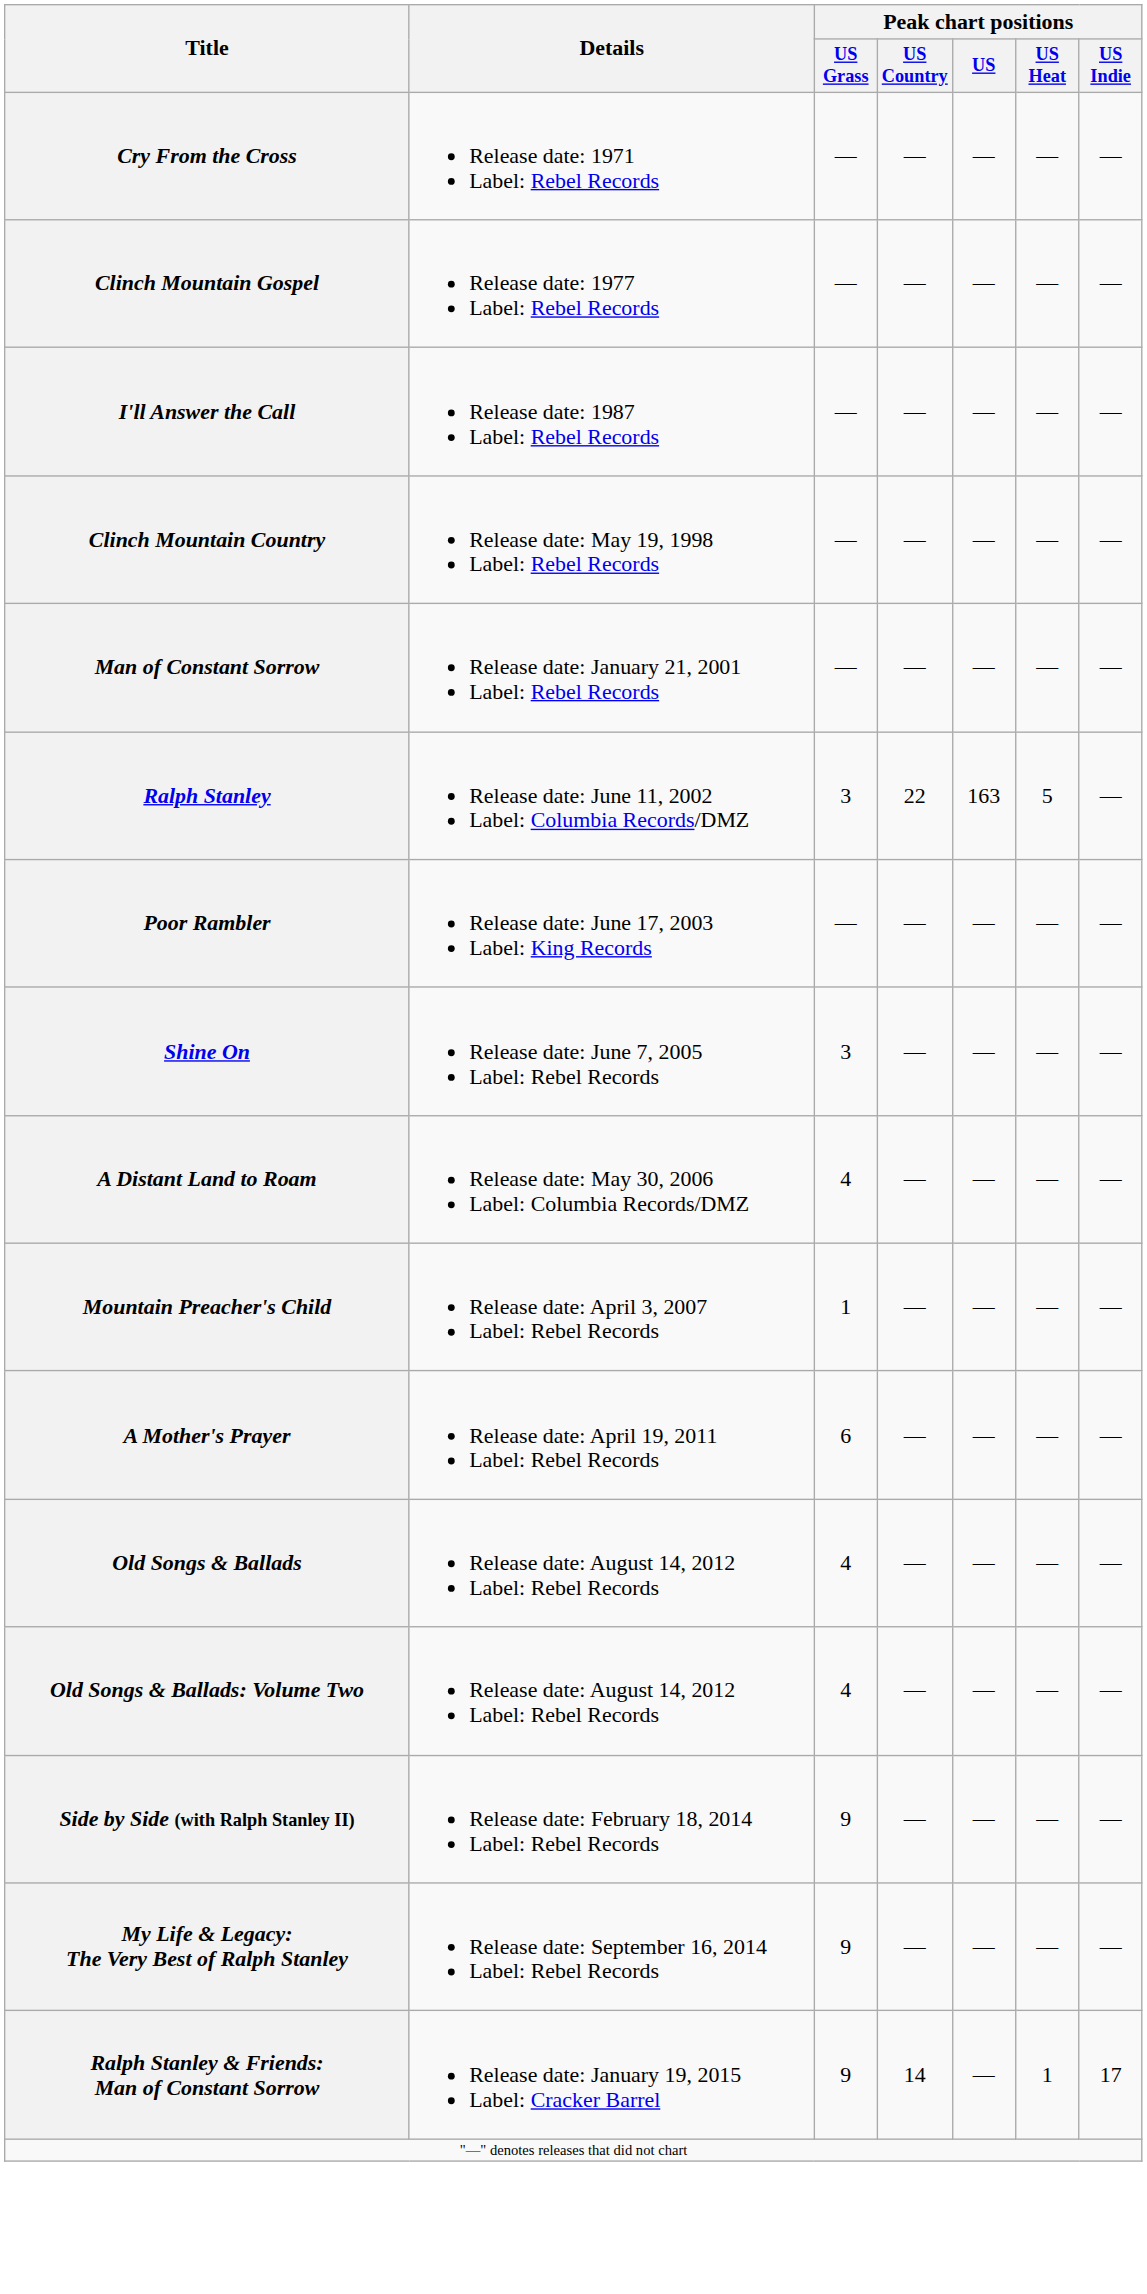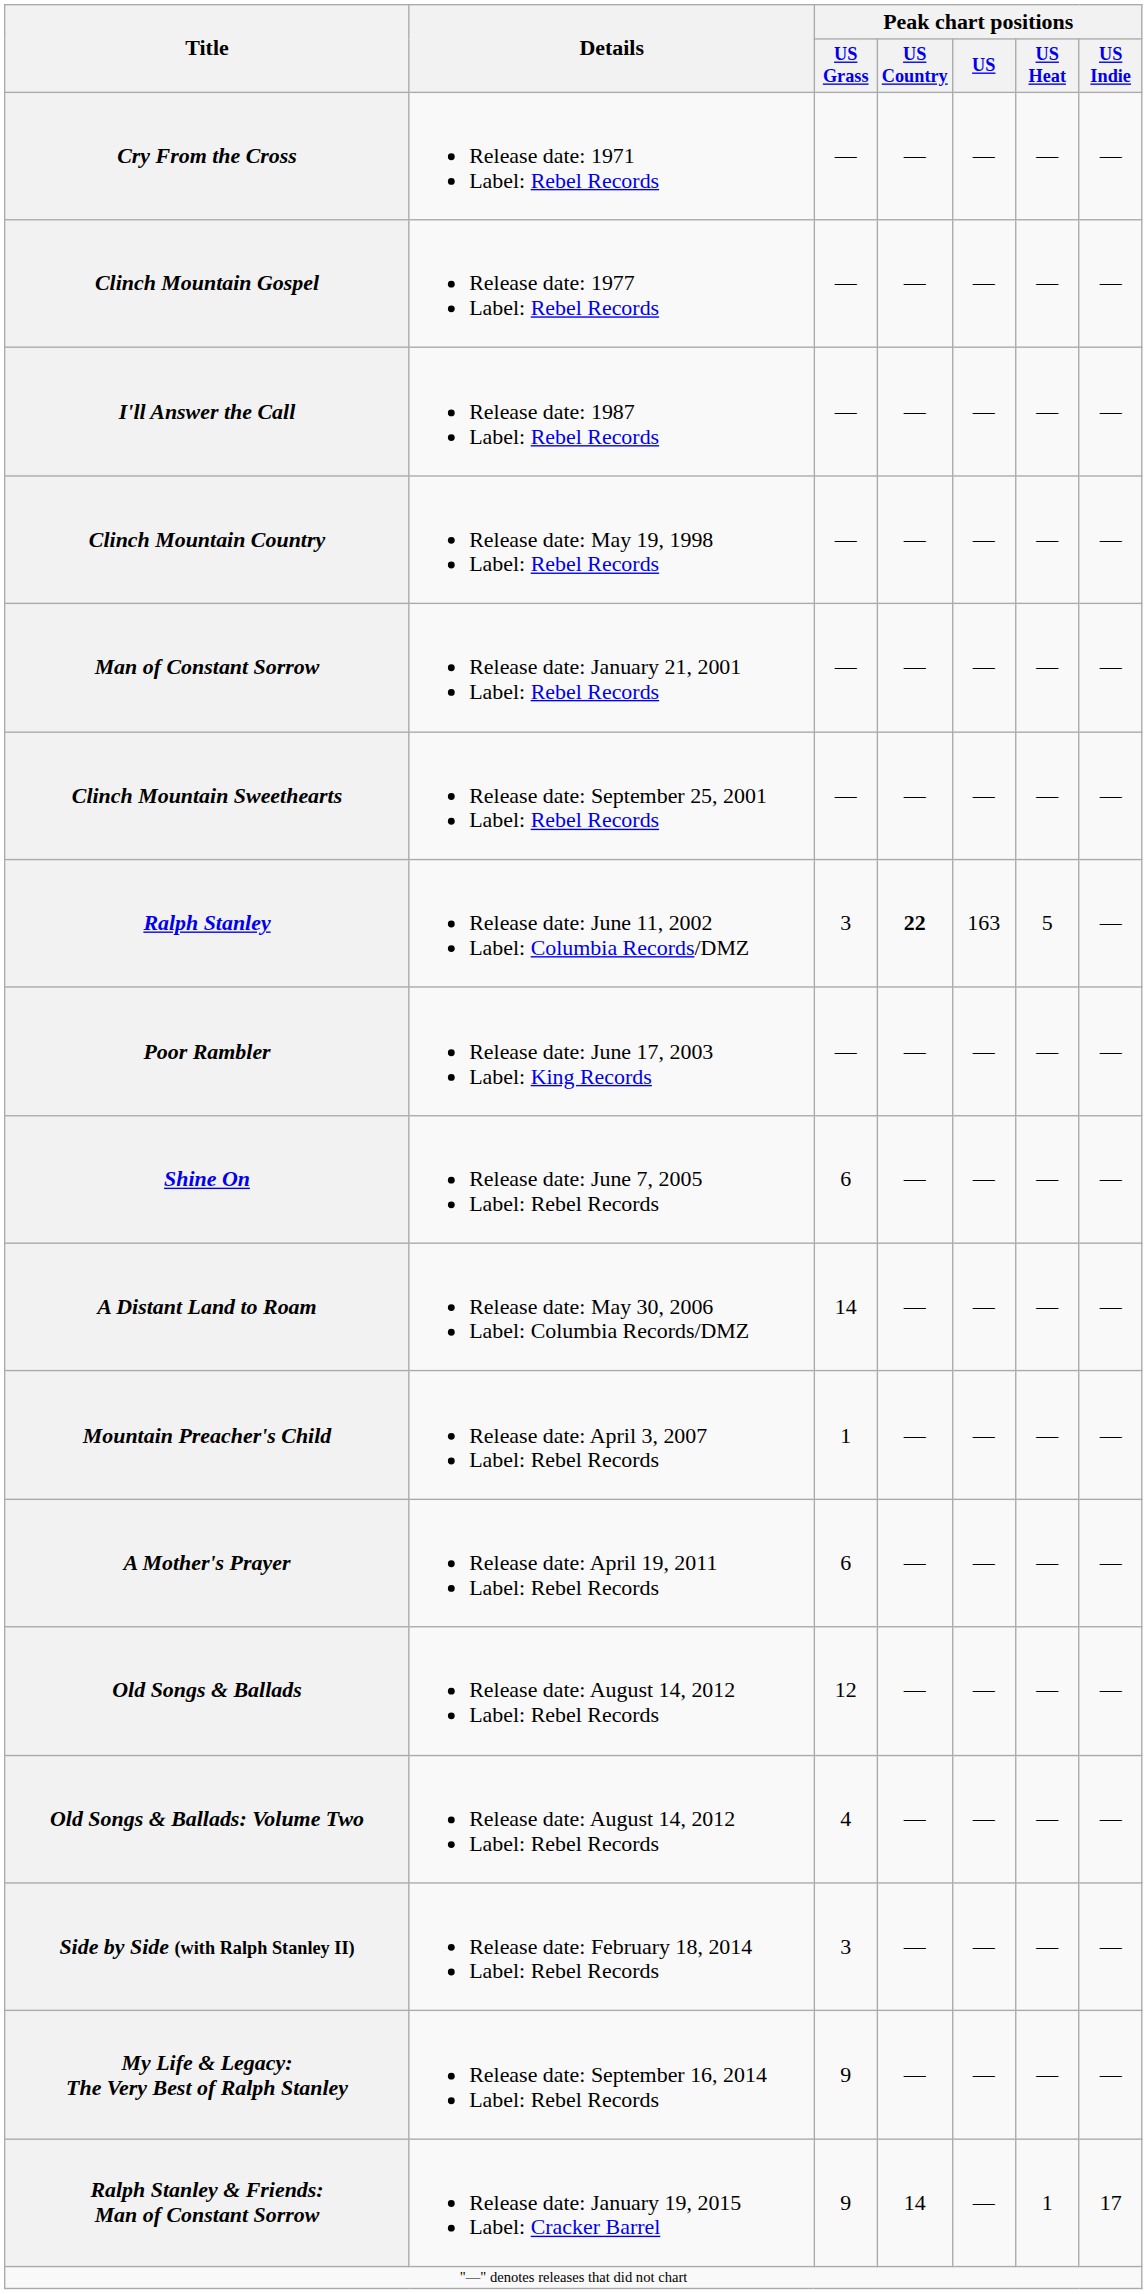+ row: (207, 795)
(915, 795) normal -> (915, 923) bold
(846, 1051) 3 -> (846, 1179) 6
(846, 1179) 4 -> (846, 1307) 14
(846, 1562) 4 -> (846, 1690) 12
(846, 1818) 9 -> (846, 1946) 3
